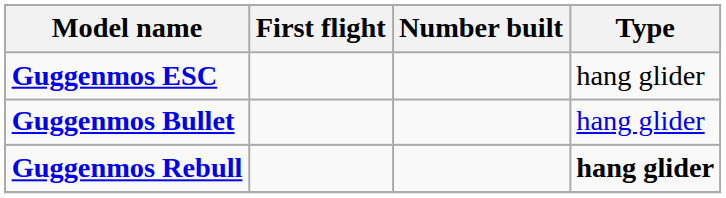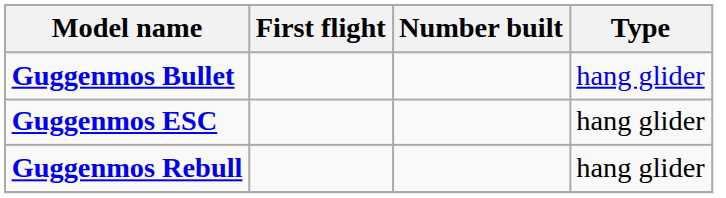rows swapped: (123, 121) <-> (114, 75)
(645, 168) bold -> (641, 168) normal
